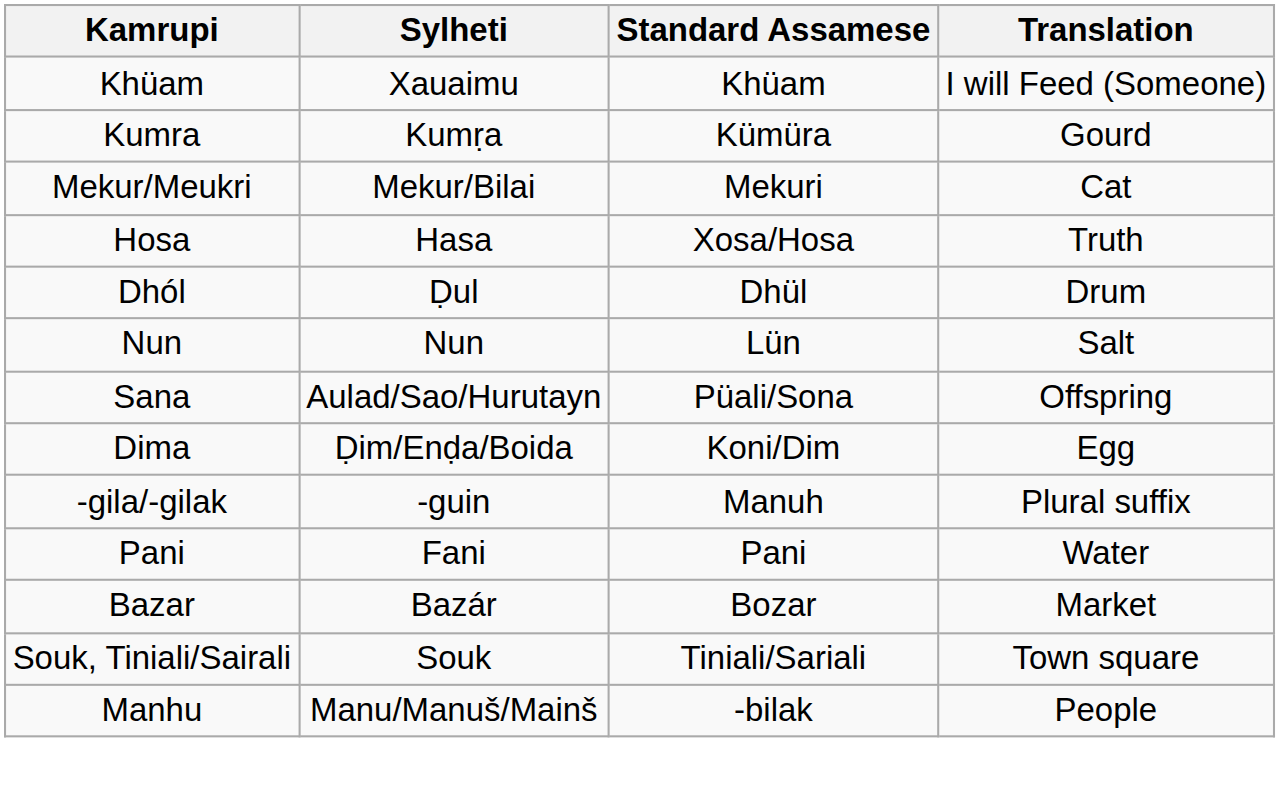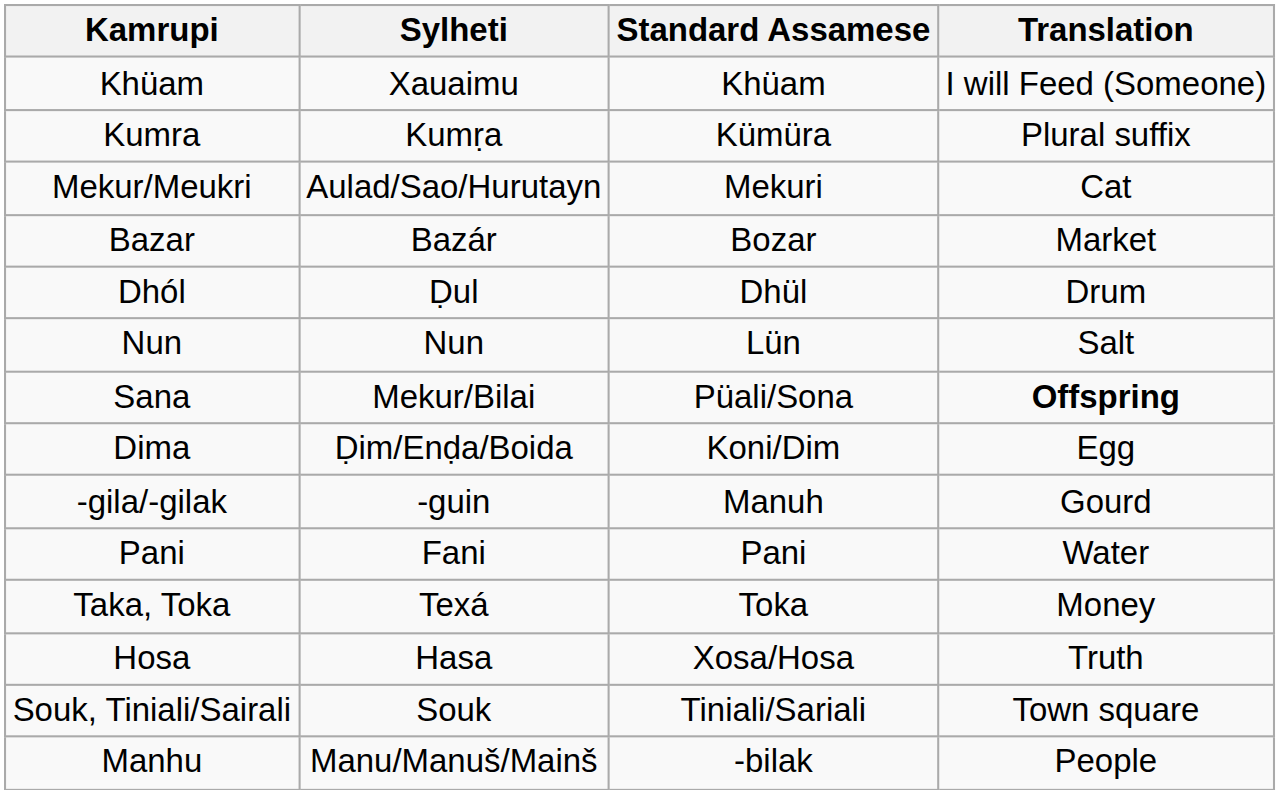(1106, 135) Gourd -> (1106, 135) Plural suffix
(454, 187) Mekur/Bilai -> (454, 187) Aulad/Sao/Hurutayn
rows swapped: (152, 239) <-> (152, 605)
(454, 396) Aulad/Sao/Hurutayn -> (454, 396) Mekur/Bilai
(1106, 396) normal -> (1106, 396) bold
(1106, 501) Plural suffix -> (1106, 501) Gourd
+ row: (152, 605)
